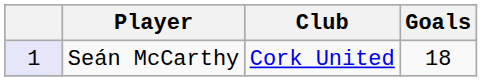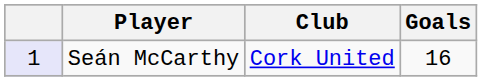(438, 59) 18 -> (438, 59) 16
